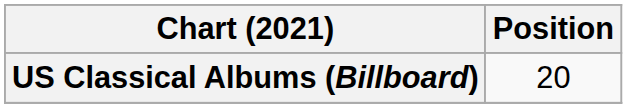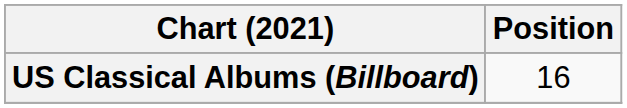(553, 77) 20 -> (553, 77) 16
